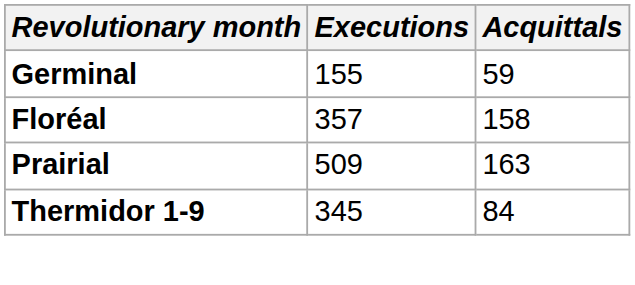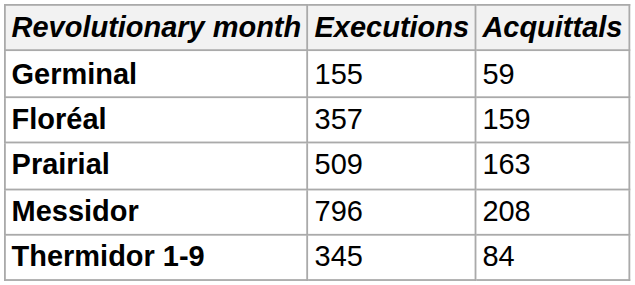(507, 119) 158 -> (507, 119) 159
+ row: (75, 211)
